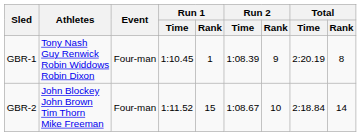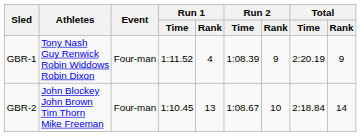(177, 60) 1:10.45 -> (177, 60) 1:11.52
(210, 60) 1 -> (210, 60) 4
(341, 60) 8 -> (341, 60) 9
(177, 108) 1:11.52 -> (177, 108) 1:10.45
(210, 108) 15 -> (210, 108) 13
